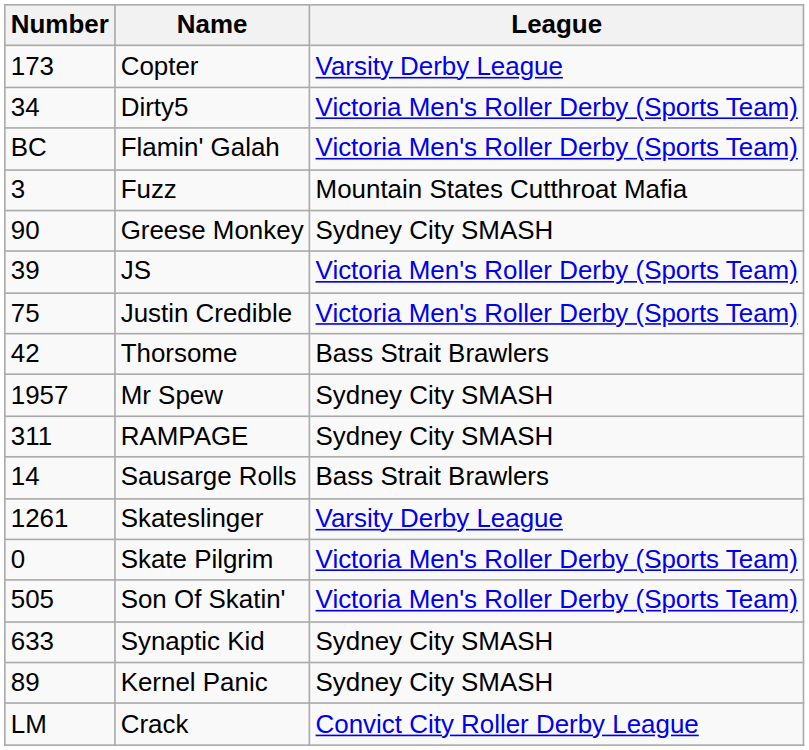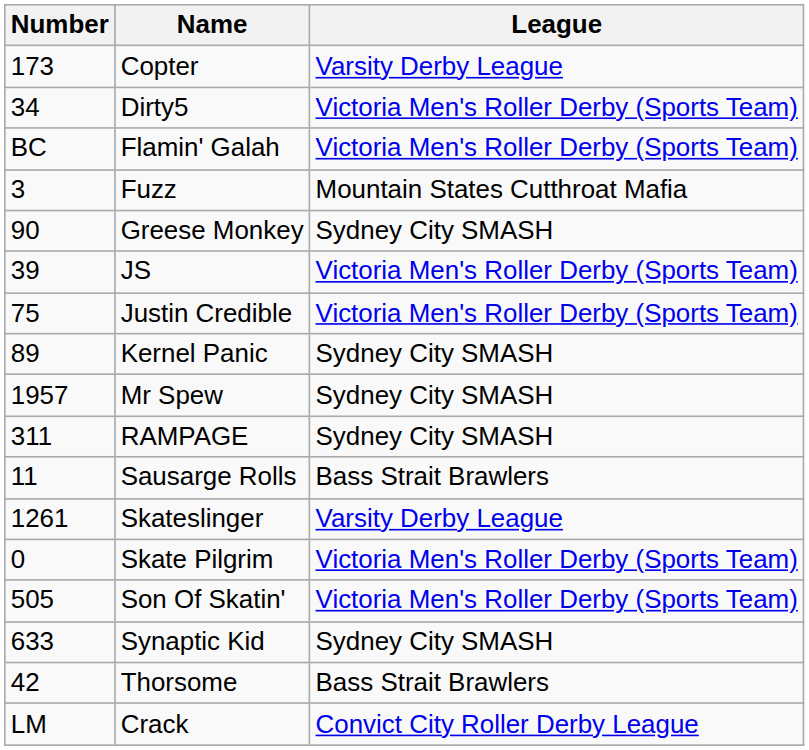rows swapped: (194, 682) <-> (179, 353)
(25, 477) 14 -> (24, 477) 11
